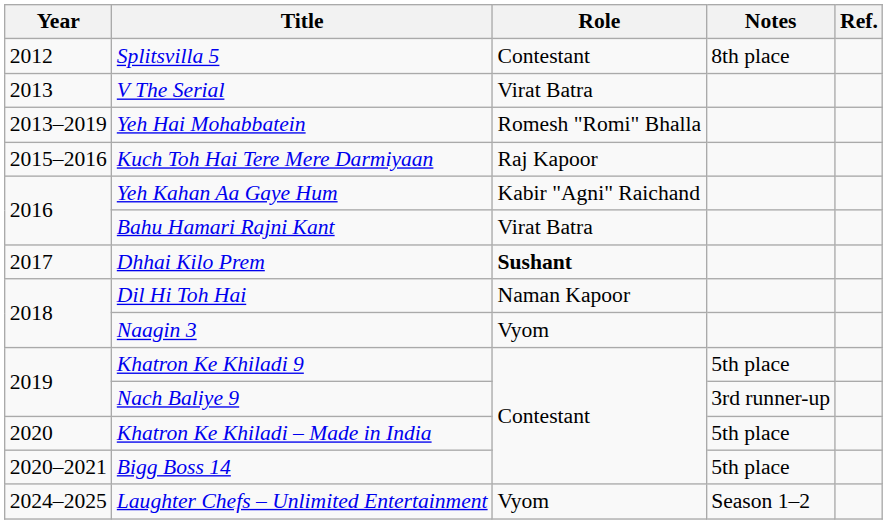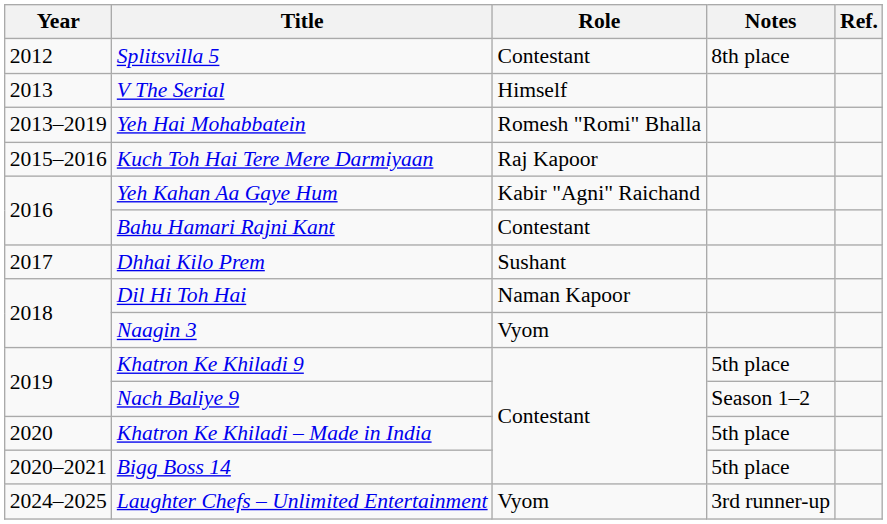(545, 90) Virat Batra -> (532, 90) Himself
(545, 227) Virat Batra -> (544, 227) Contestant
(535, 261) bold -> (532, 261) normal
(771, 398) 3rd runner-up -> (761, 398) Season 1–2
(761, 501) Season 1–2 -> (771, 501) 3rd runner-up
